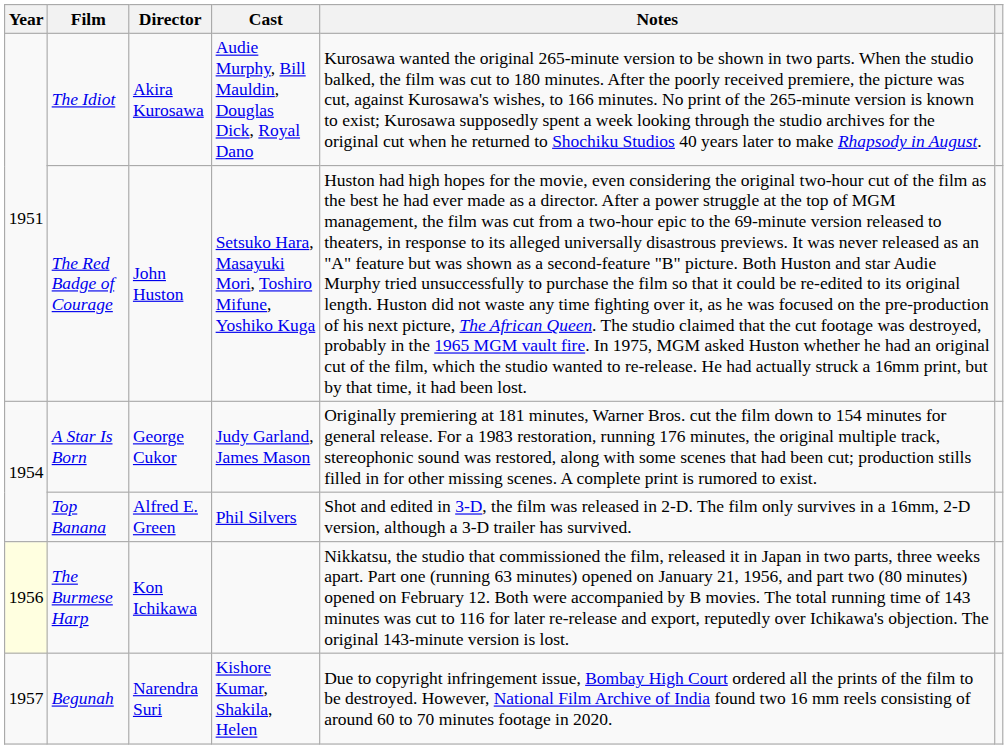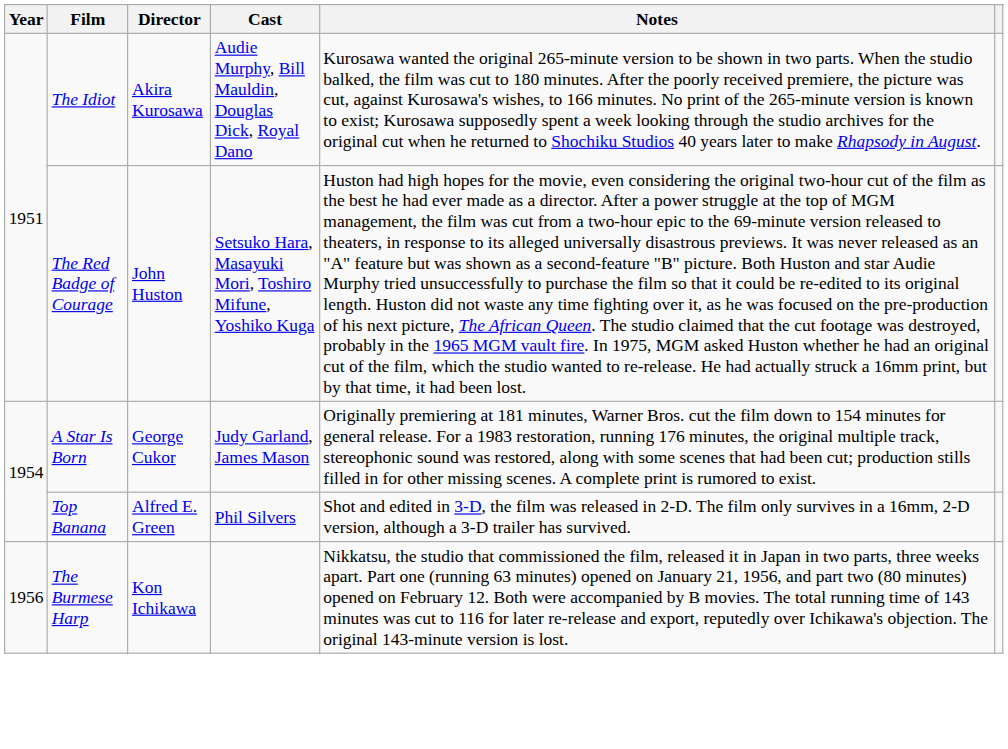(26, 597) lightyellow background -> (26, 597) no background
- row: (83, 699)
